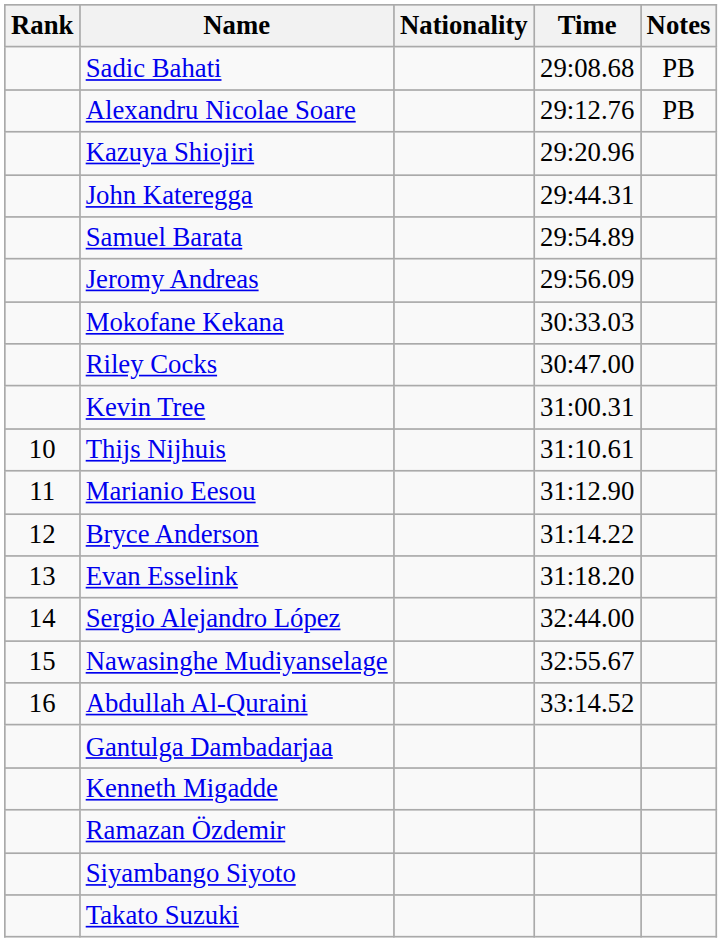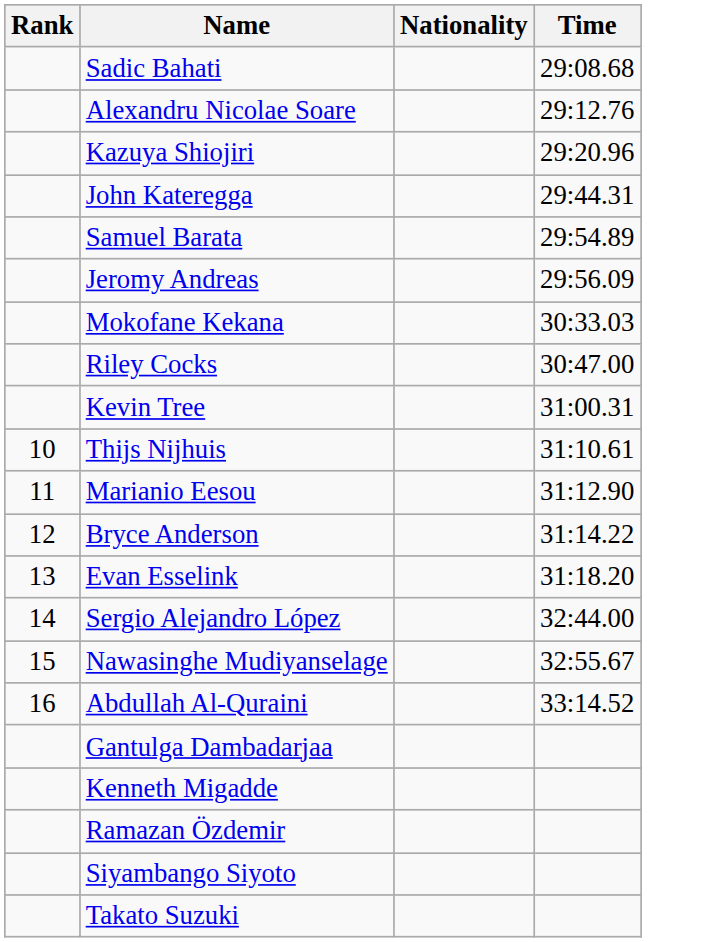- column: (679, 25)
